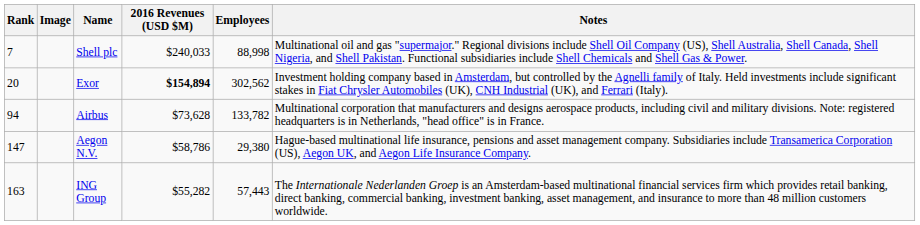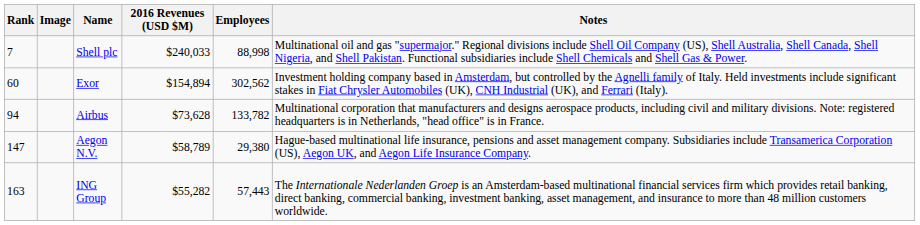(13, 83) 20 -> (13, 83) 60
(188, 83) bold -> (188, 83) normal
(191, 146) $58,786 -> (191, 146) $58,789
